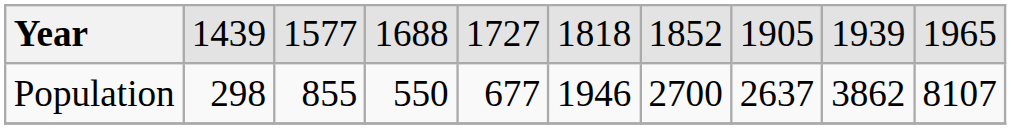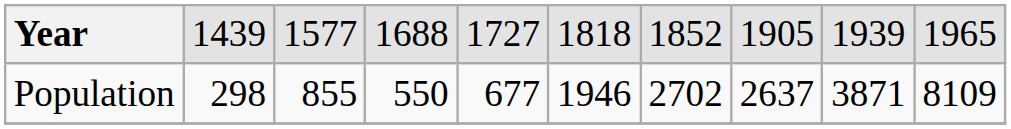(686, 92) 2700 -> (686, 92) 2702
(868, 92) 3862 -> (868, 92) 3871
(960, 92) 8107 -> (960, 92) 8109
